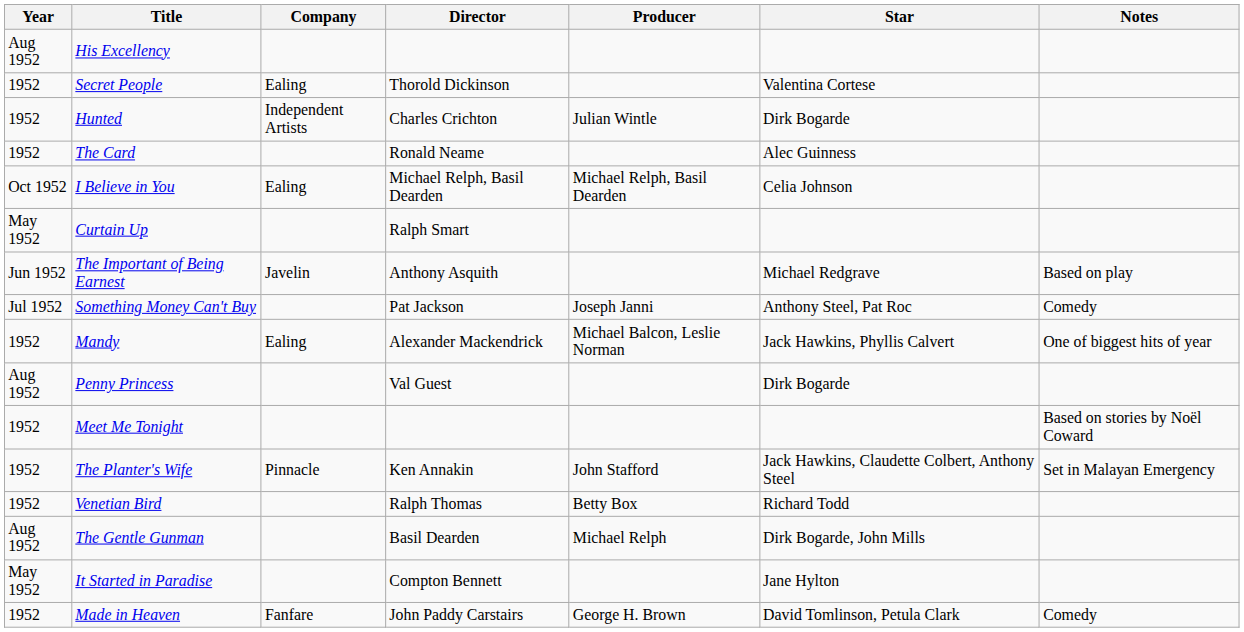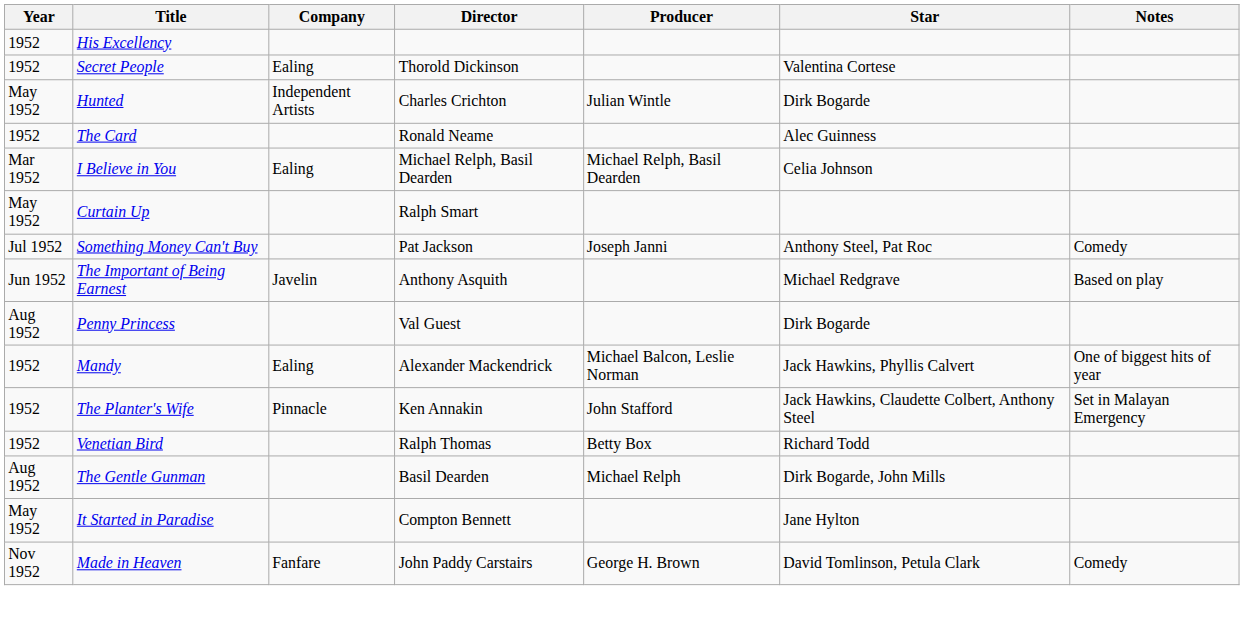(24, 51) Aug 1952 -> (24, 42) 1952
(24, 119) 1952 -> (24, 101) May 1952
(37, 187) Oct 1952 -> (24, 169) Mar 1952
rows swapped: (149, 273) <-> (166, 307)
rows swapped: (124, 384) <-> (97, 341)
- row: (129, 427)
(24, 615) 1952 -> (24, 563) Nov 1952
